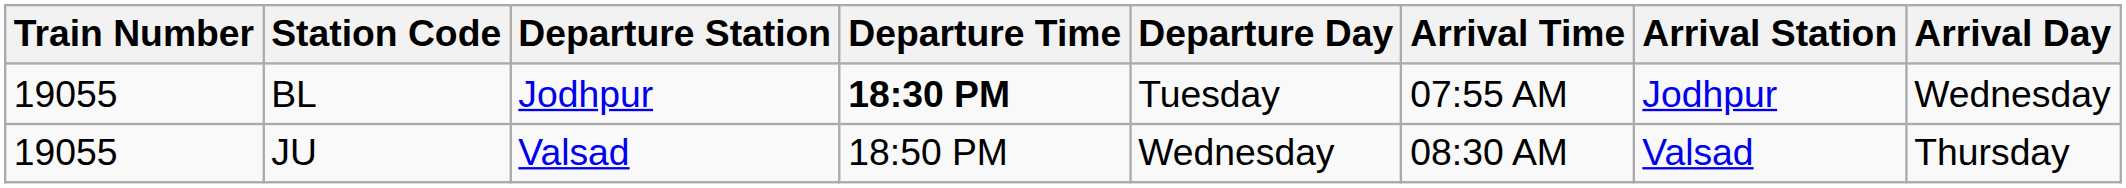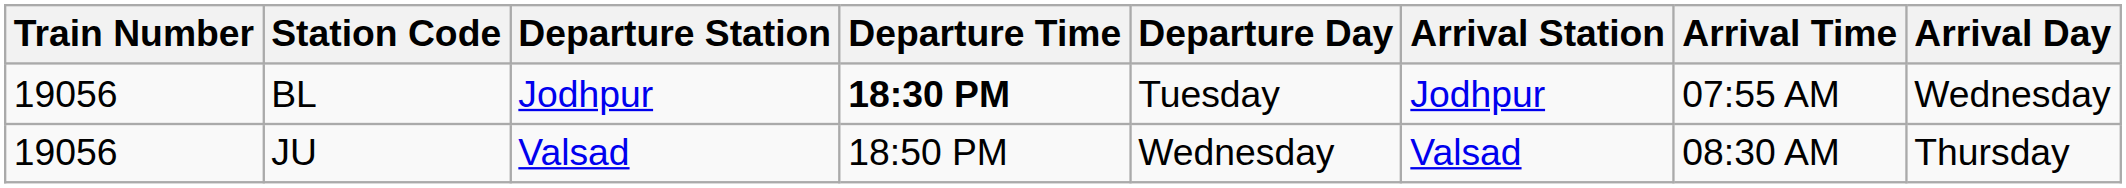columns swapped: (1770, 34) <-> (1518, 34)
(66, 93) 19055 -> (66, 93) 19056
(66, 152) 19055 -> (66, 152) 19056
